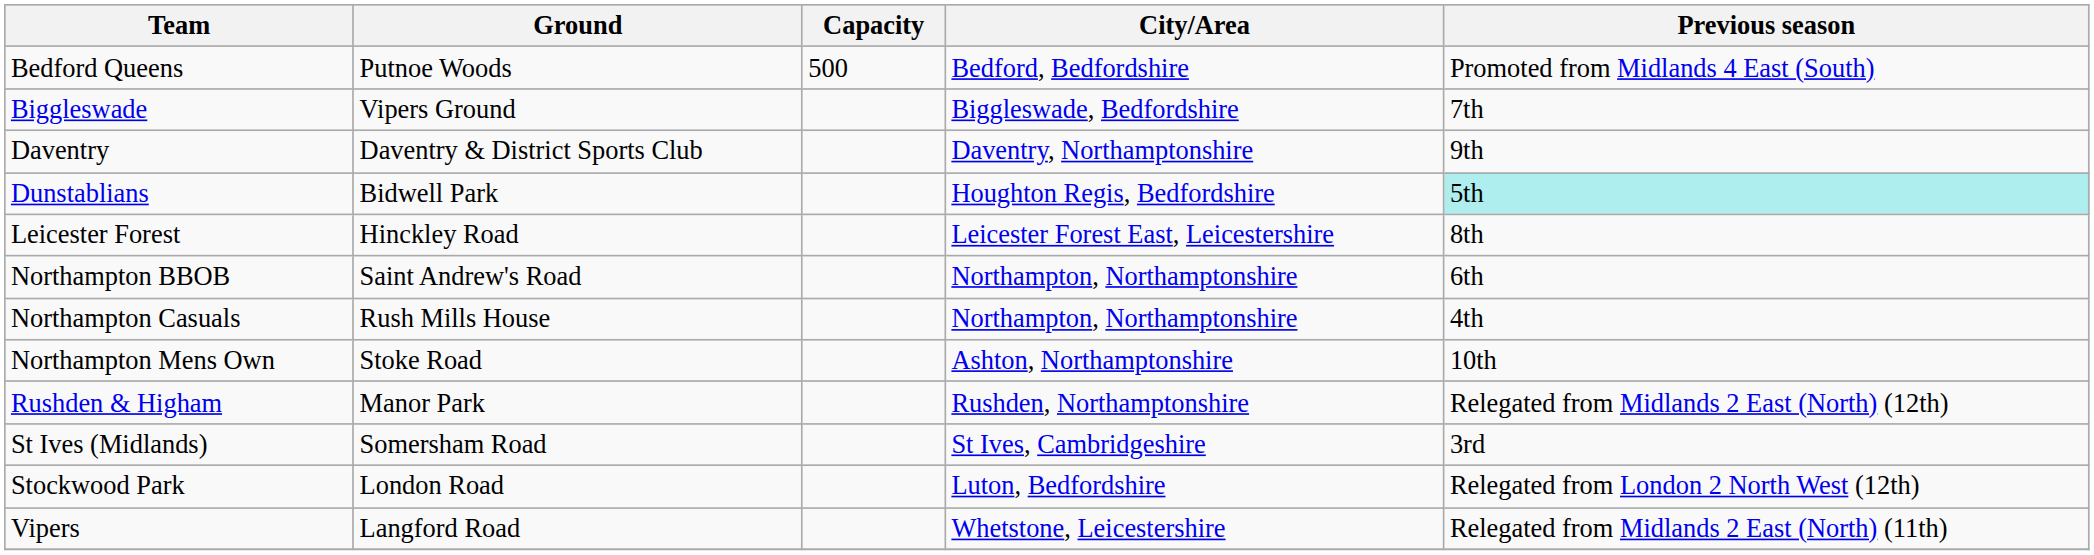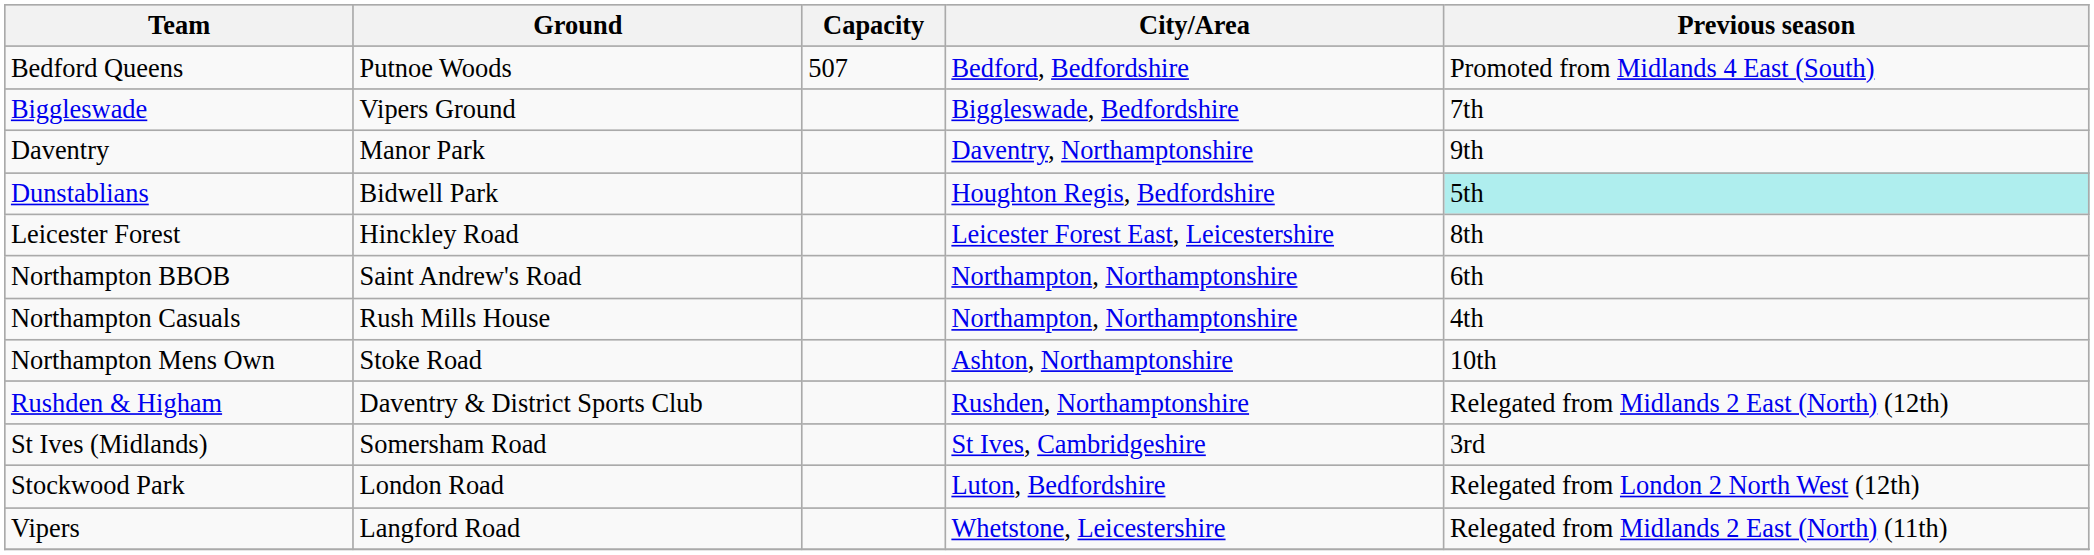(828, 67) 500 -> (828, 67) 507
(531, 151) Daventry & District Sports Club -> (422, 151) Manor Park
(422, 402) Manor Park -> (531, 402) Daventry & District Sports Club
